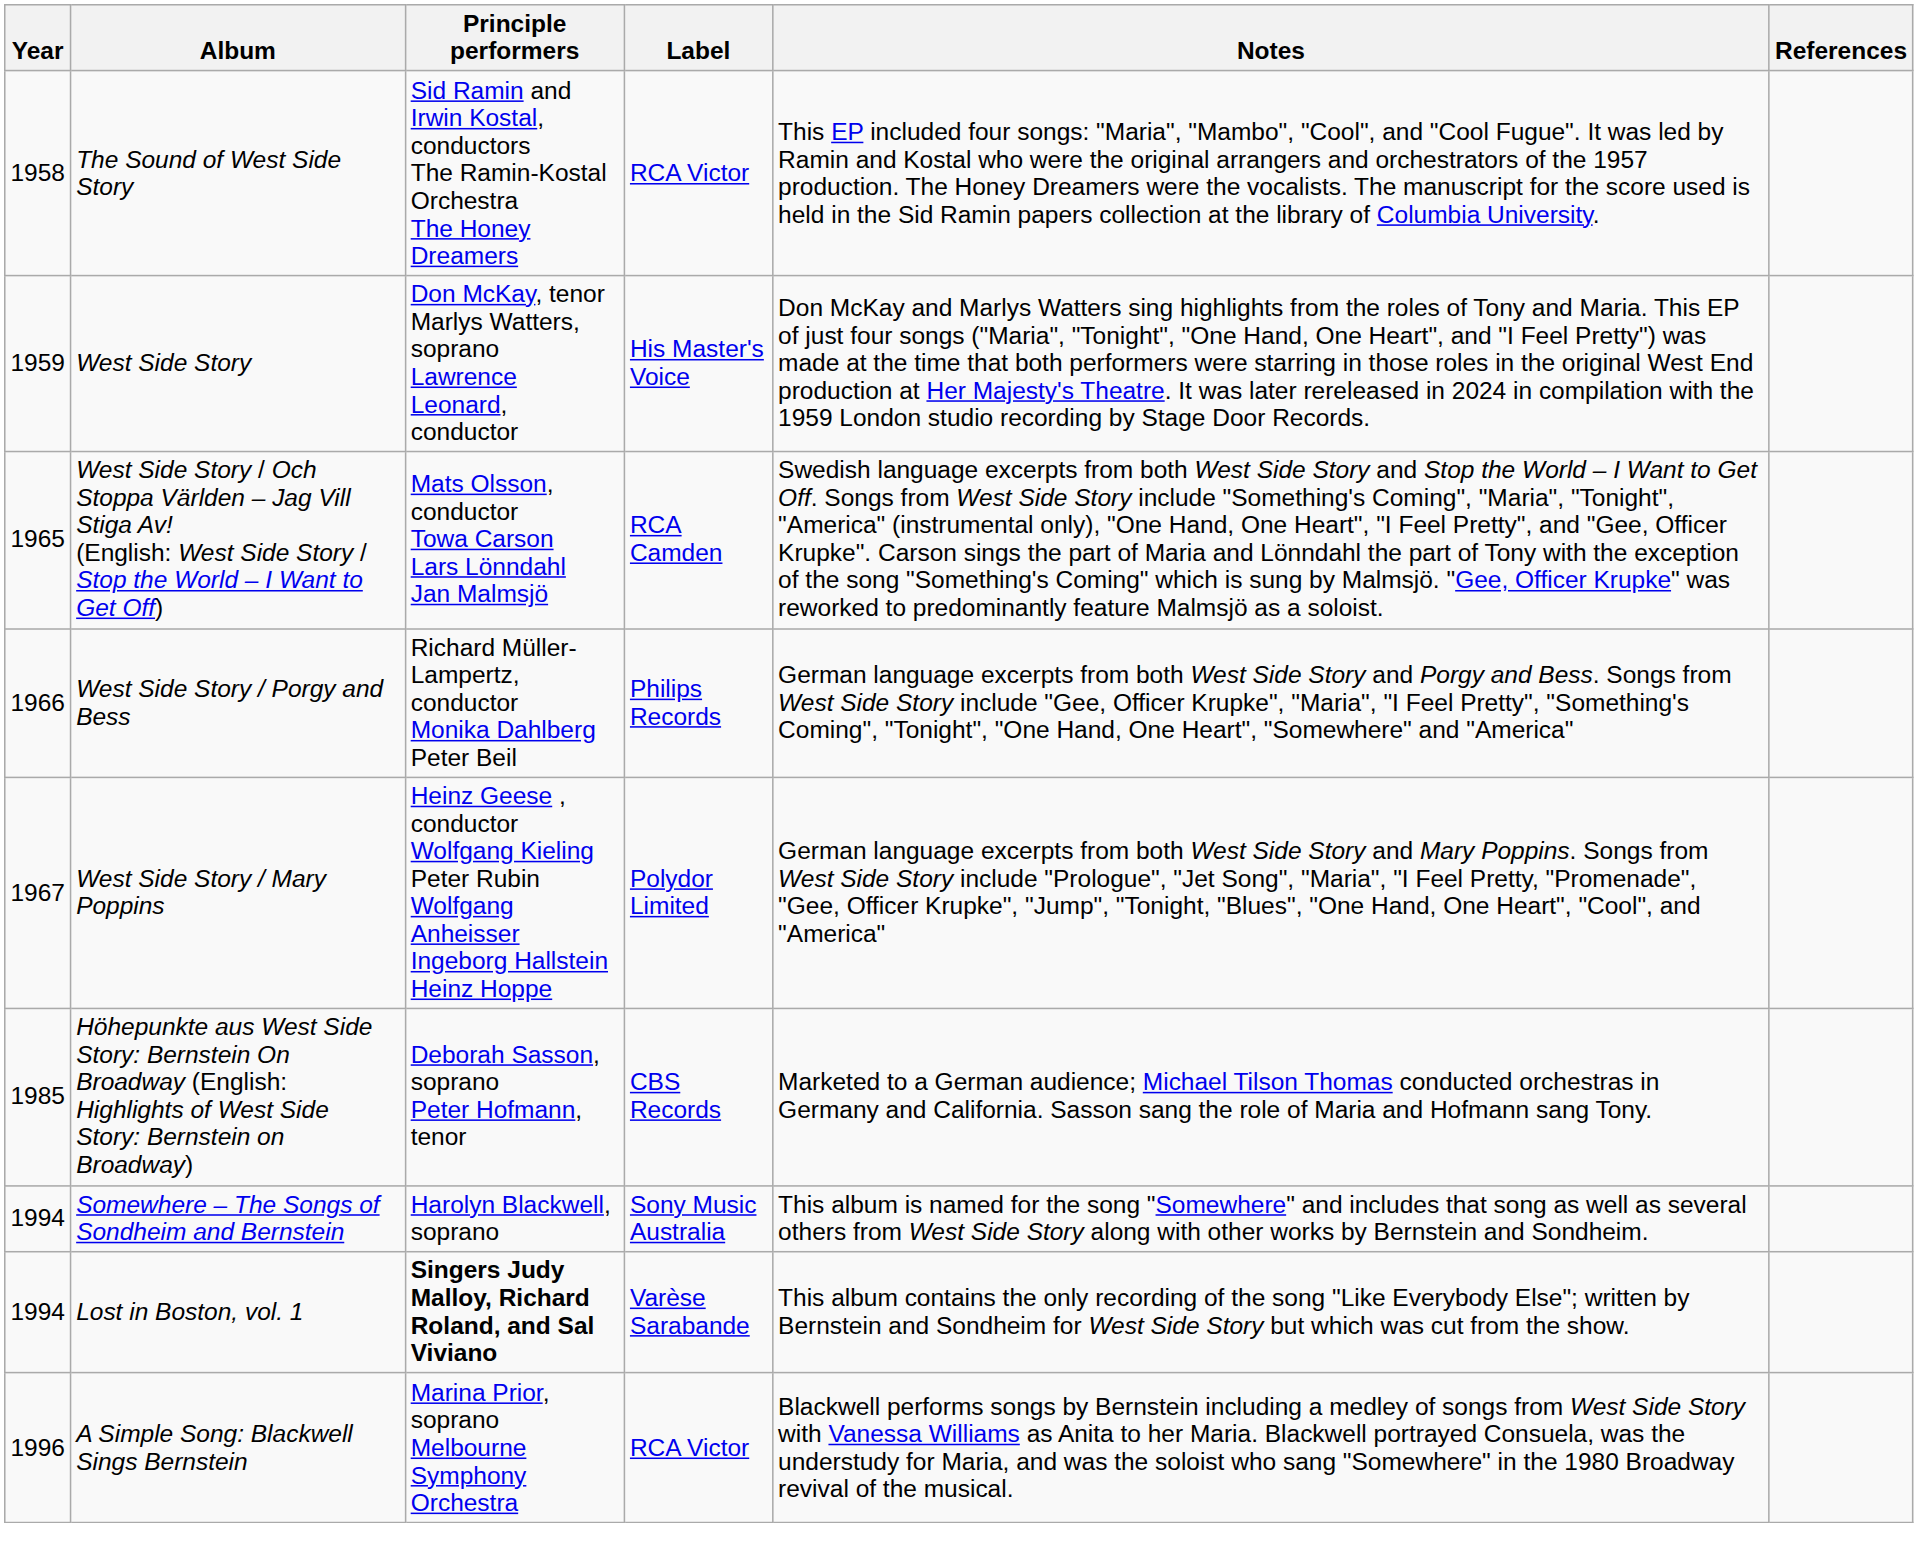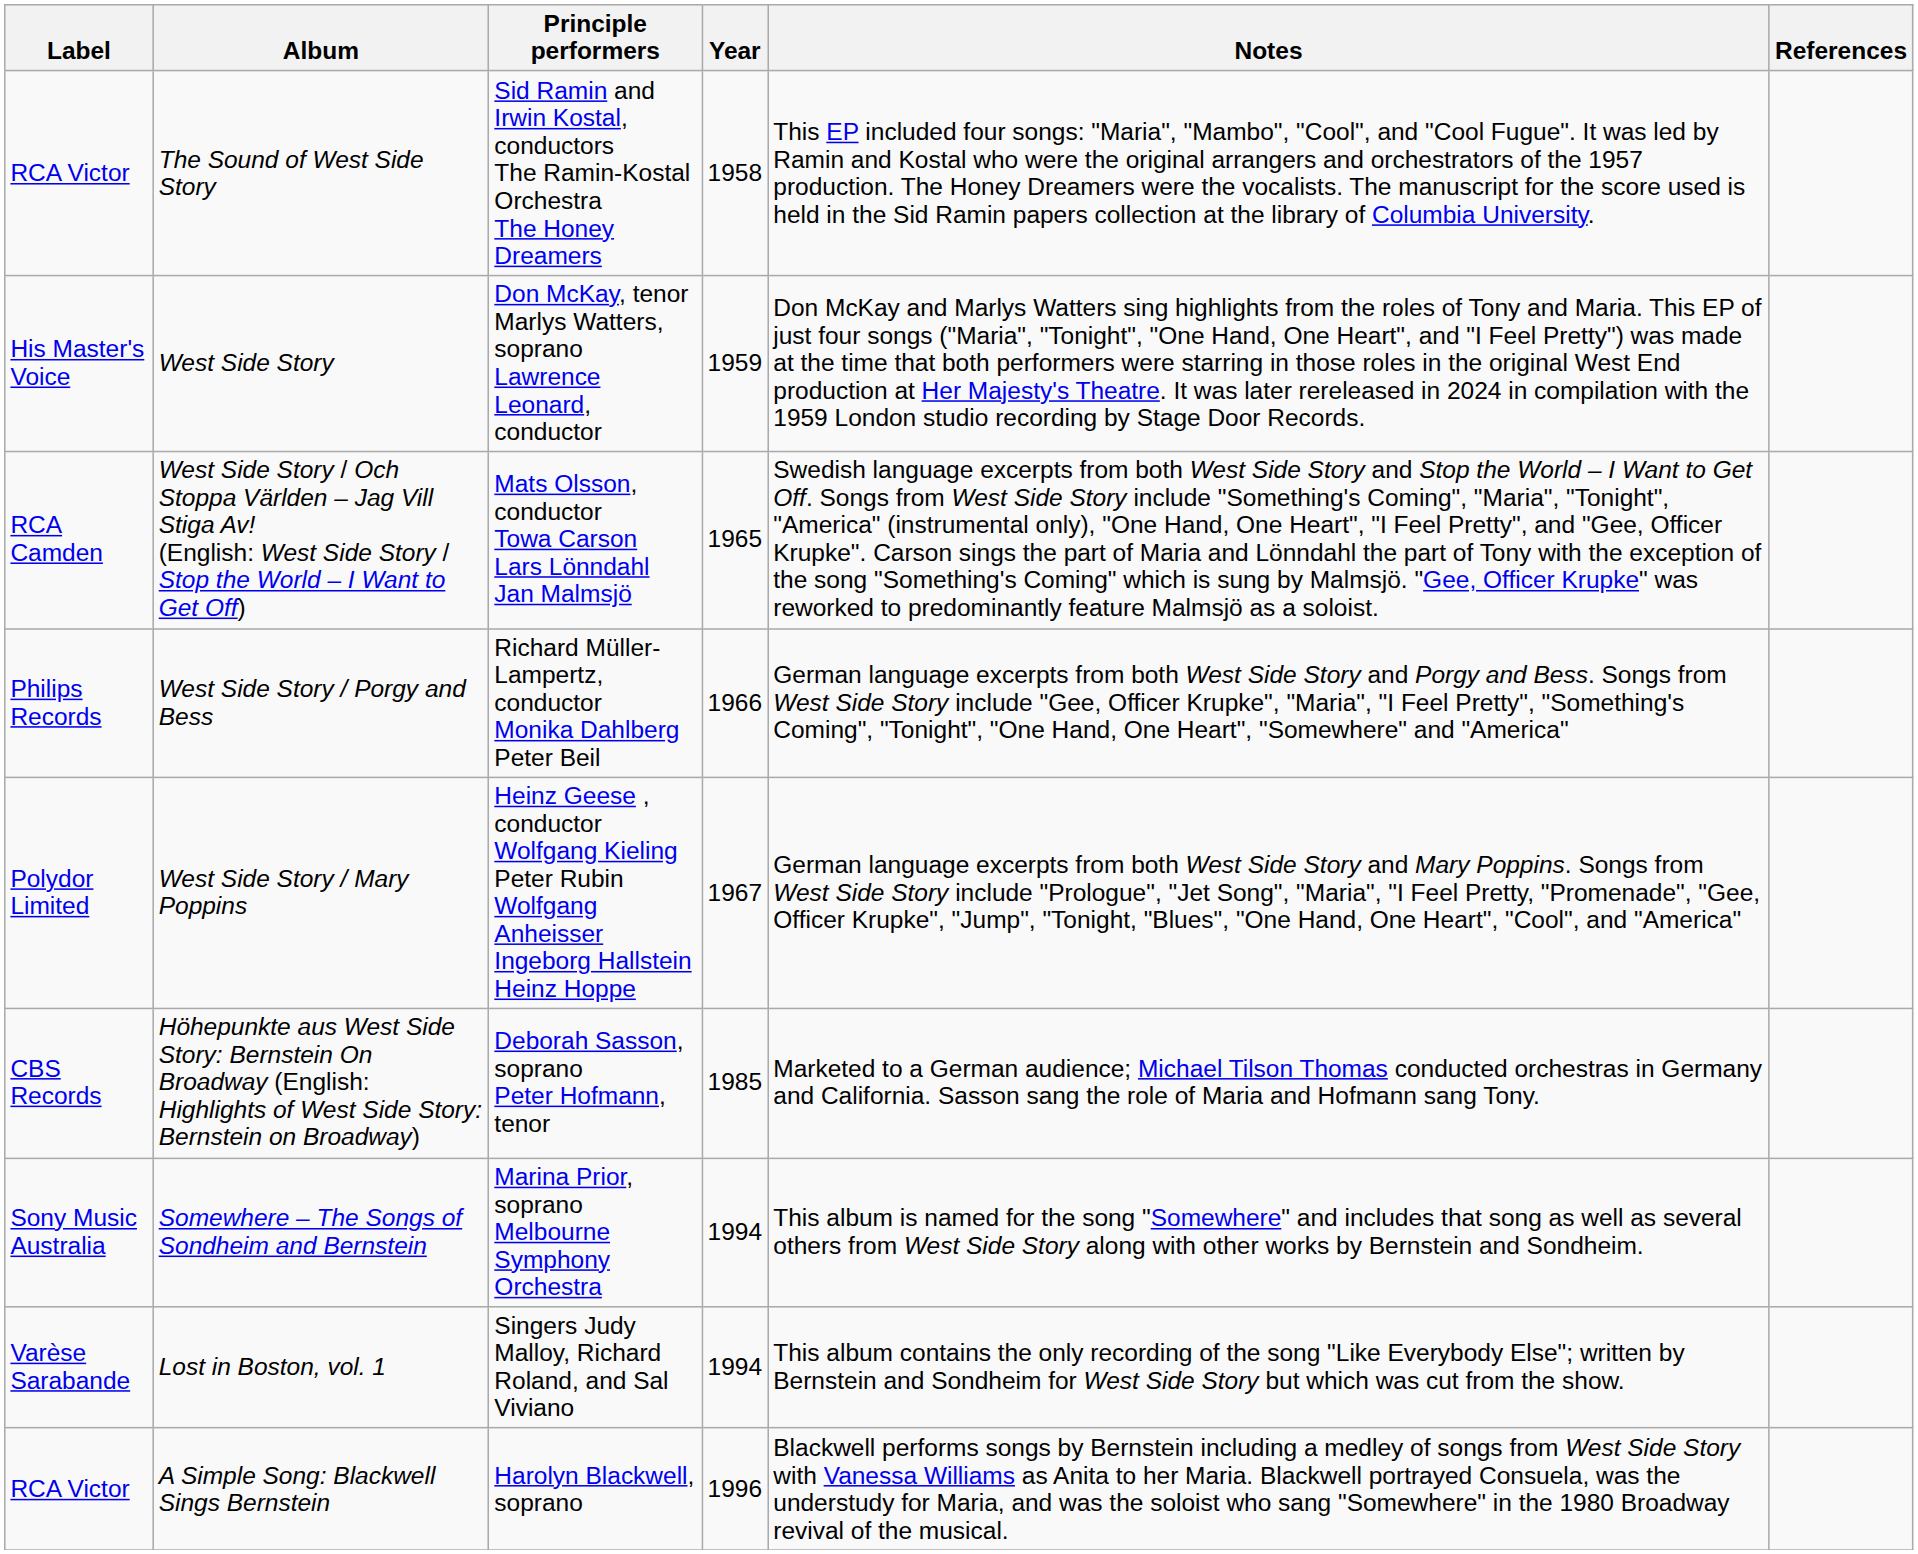columns swapped: (38, 51) <-> (698, 51)
(511, 1218) Harolyn Blackwell, soprano -> (564, 1232) Marina Prior, soprano Melbourne Symphony Orchestra
(503, 1312) bold -> (581, 1367) normal
(480, 1447) Marina Prior, soprano Melbourne Symphony Orchestra -> (594, 1488) Harolyn Blackwell, soprano
